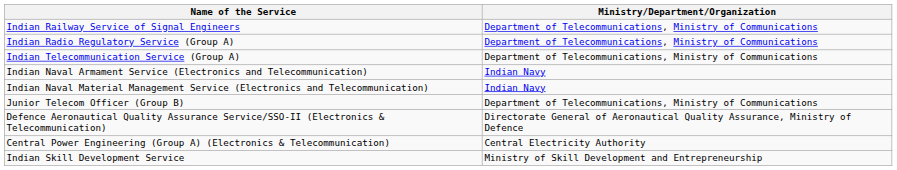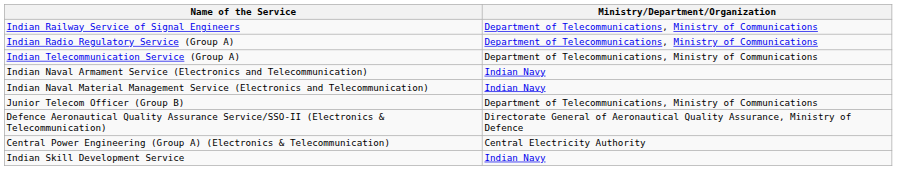(623, 158) Ministry of Skill Development and Entrepreneurship -> (515, 158) Indian Navy
